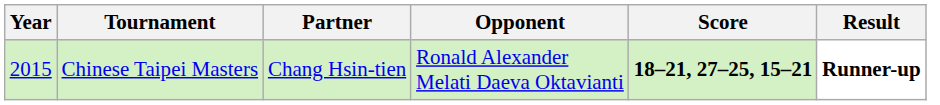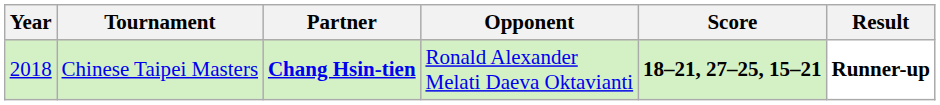(31, 69) 2015 -> (31, 69) 2018
(337, 69) normal -> (342, 69) bold
